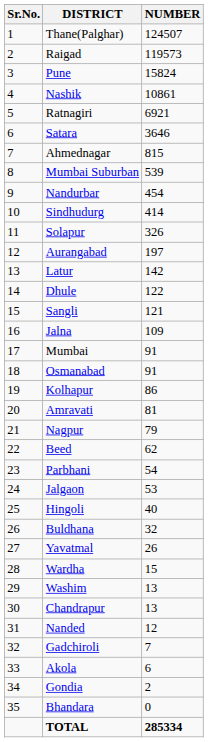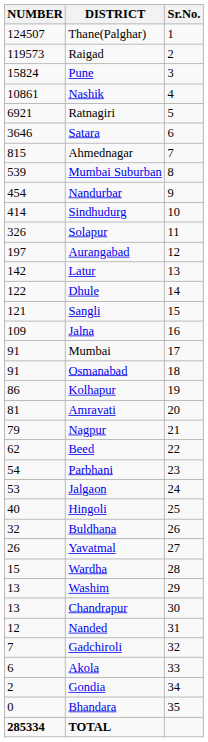columns swapped: (24, 14) <-> (173, 14)
